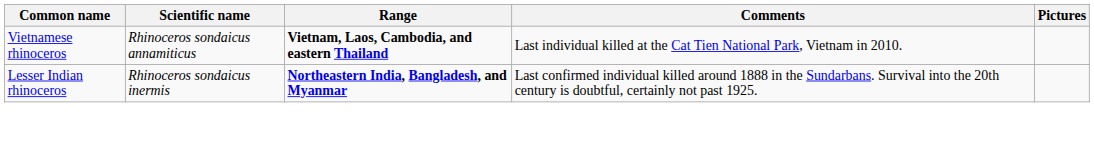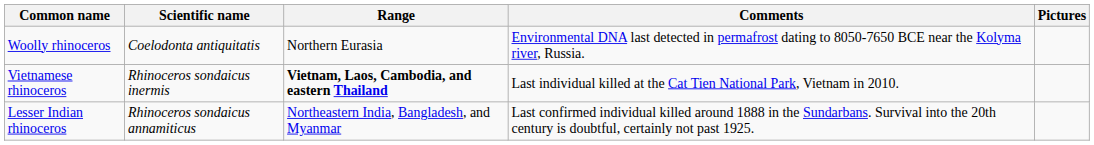+ row: (59, 45)
(189, 45) Rhinoceros sondaicus annamiticus -> (189, 83) Rhinoceros sondaicus inermis
(189, 83) Rhinoceros sondaicus inermis -> (189, 120) Rhinoceros sondaicus annamiticus
(397, 83) bold -> (389, 120) normal
